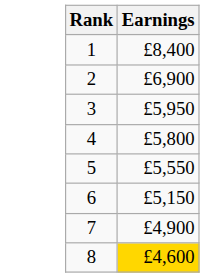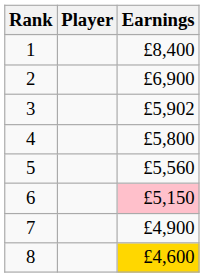+ column: (87, 20)
(169, 109) £5,950 -> (169, 109) £5,902
(169, 168) £5,550 -> (169, 168) £5,560
(169, 198) no background -> (169, 198) pink background
